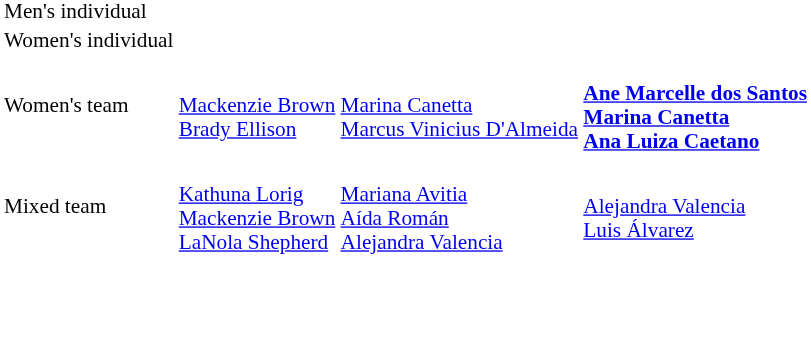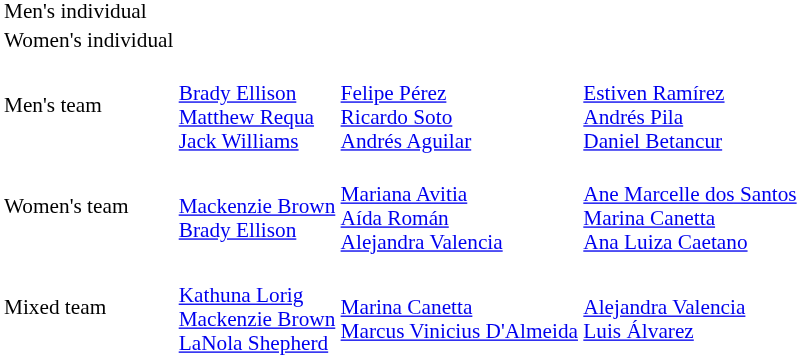+ row: (53, 105)
(459, 117) Marina Canetta Marcus Vinicius D'Almeida -> (422, 218) Mariana Avitia Aída Román Alejandra Valencia
(695, 117) bold -> (690, 218) normal
(422, 218) Mariana Avitia Aída Román Alejandra Valencia -> (459, 319) Marina Canetta Marcus Vinicius D'Almeida
